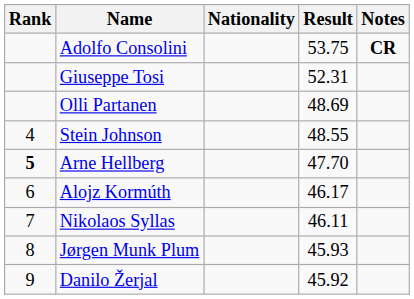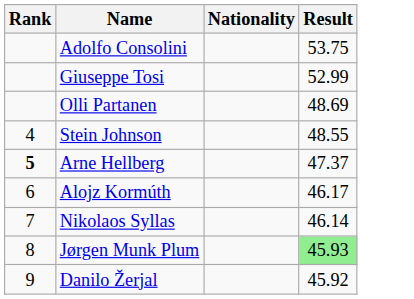- column: (383, 18)
(328, 76) 52.31 -> (328, 76) 52.99
(328, 163) 47.70 -> (328, 163) 47.37
(328, 221) 46.11 -> (328, 221) 46.14
(328, 250) no background -> (328, 250) lightgreen background
